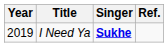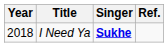(20, 32) 2019 -> (20, 32) 2018
